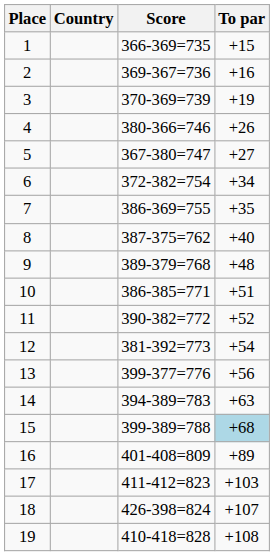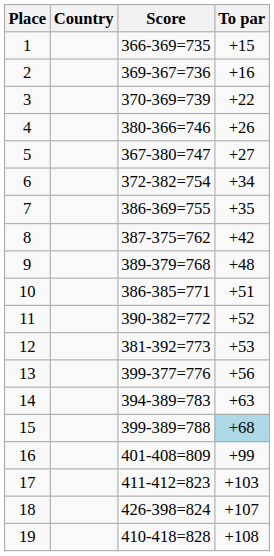(242, 100) +19 -> (242, 100) +22
(242, 236) +40 -> (242, 236) +42
(242, 346) +54 -> (242, 346) +53
(242, 455) +89 -> (242, 455) +99
